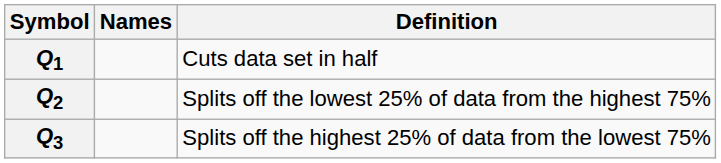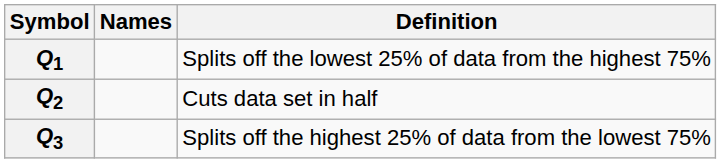(280, 59) Cuts data set in half -> (447, 59) Splits off the lowest 25% of data from the highest 75%
(447, 98) Splits off the lowest 25% of data from the highest 75% -> (280, 98) Cuts data set in half
